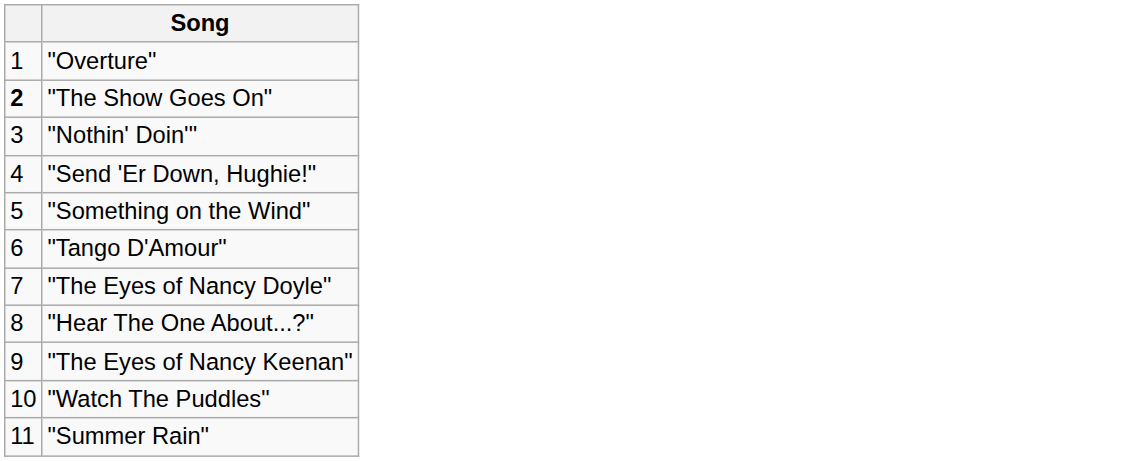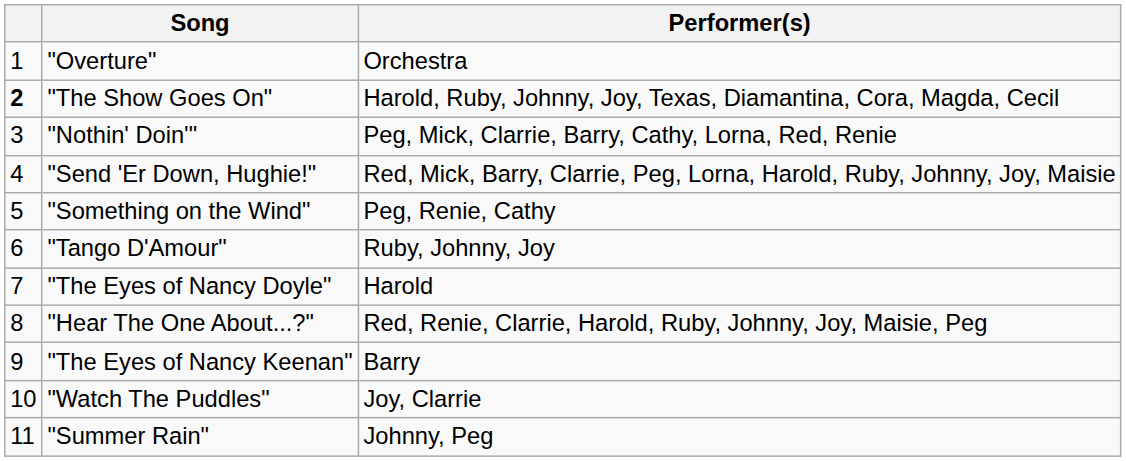+ column: (740, 23)
